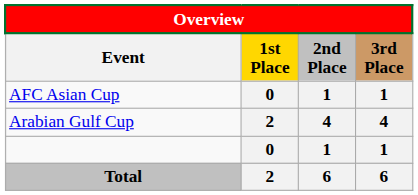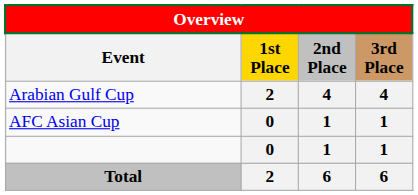rows swapped: (64, 94) <-> (71, 122)
